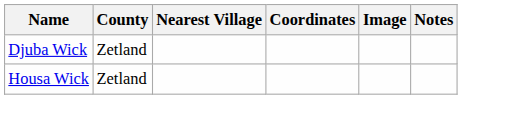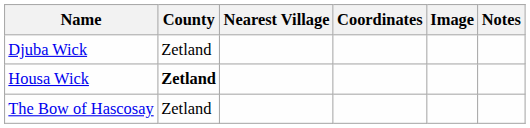(122, 78) normal -> (189, 78) bold
+ row: (81, 108)
